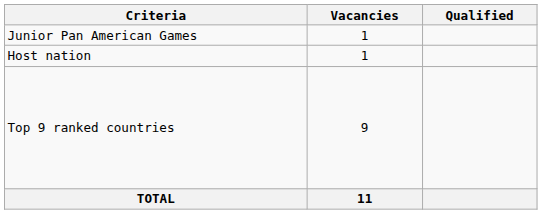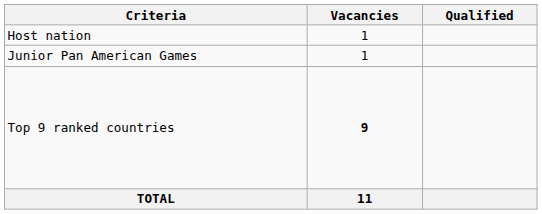rows swapped: (49, 56) <-> (102, 35)
(365, 127) normal -> (365, 127) bold
